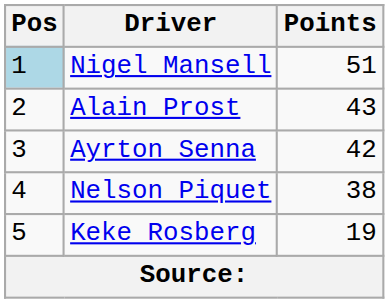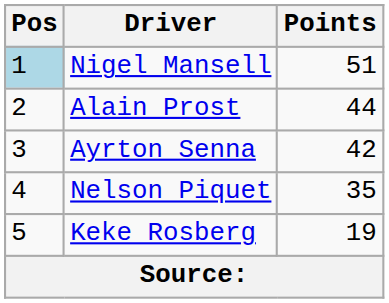(361, 110) 43 -> (361, 110) 44
(361, 193) 38 -> (361, 193) 35
